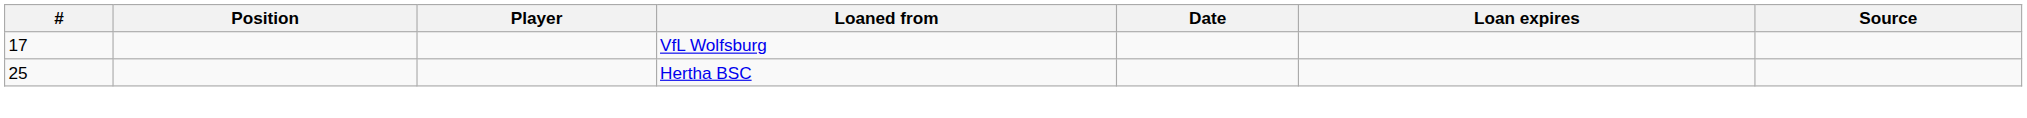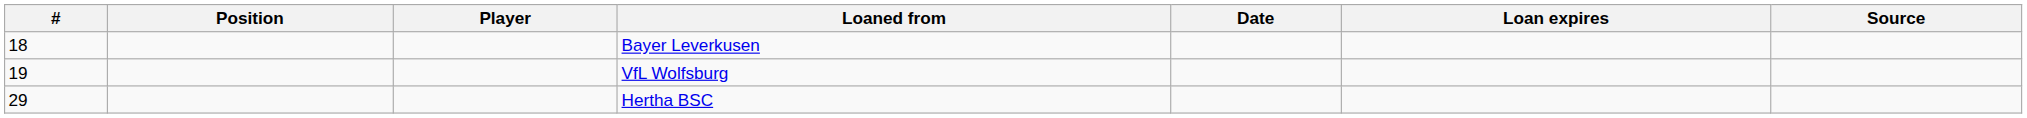+ row: (691, 46)
(18, 46) 17 -> (18, 73) 19
(18, 73) 25 -> (18, 100) 29
